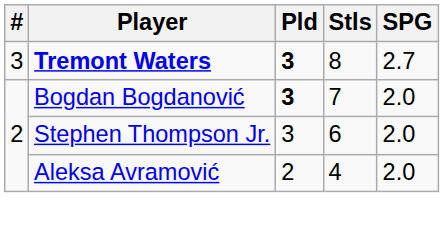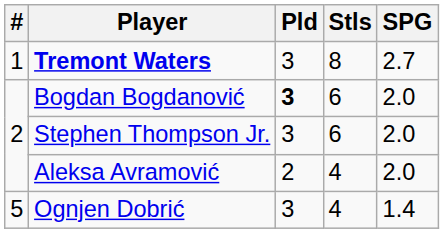(17, 60) 3 -> (17, 60) 1
(288, 60) bold -> (288, 60) normal
(335, 97) 7 -> (335, 97) 6
+ row: (109, 209)
